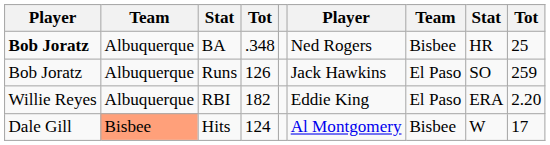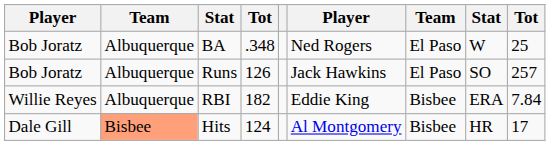(49, 45) bold -> (45, 45) normal
(433, 45) Bisbee -> (435, 45) El Paso
(481, 45) HR -> (477, 45) W
(524, 72) 259 -> (524, 72) 257
(435, 99) El Paso -> (433, 99) Bisbee
(526, 99) 2.20 -> (526, 99) 7.84
(477, 126) W -> (481, 126) HR
